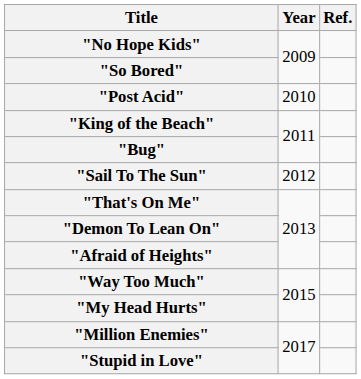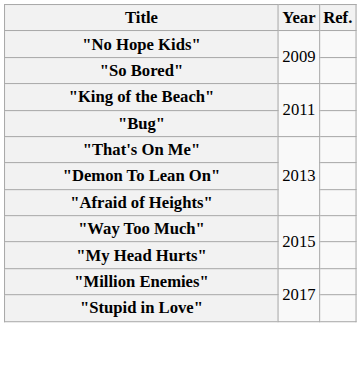- row: (141, 96)
- row: (141, 176)
